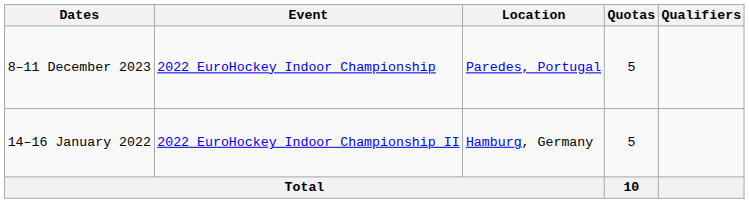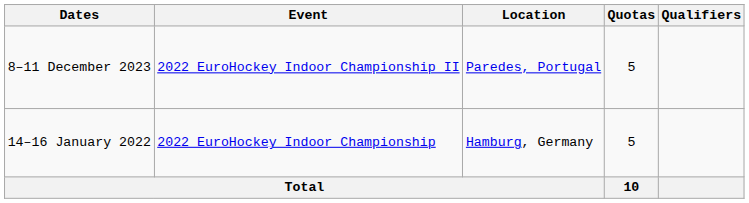(296, 68) 2022 EuroHockey Indoor Championship -> (308, 68) 2022 EuroHockey Indoor Championship II
(308, 143) 2022 EuroHockey Indoor Championship II -> (296, 143) 2022 EuroHockey Indoor Championship
